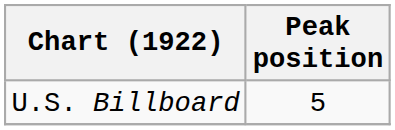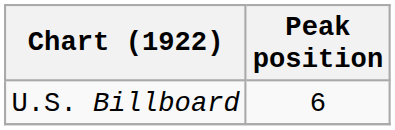(318, 103) 5 -> (318, 103) 6
